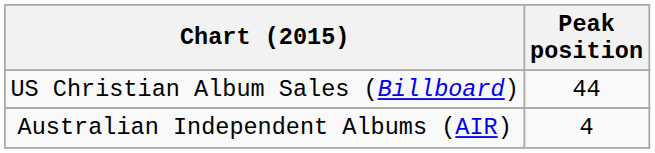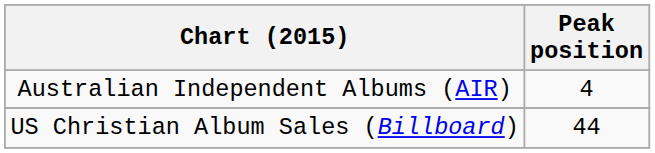rows swapped: (265, 128) <-> (265, 90)
